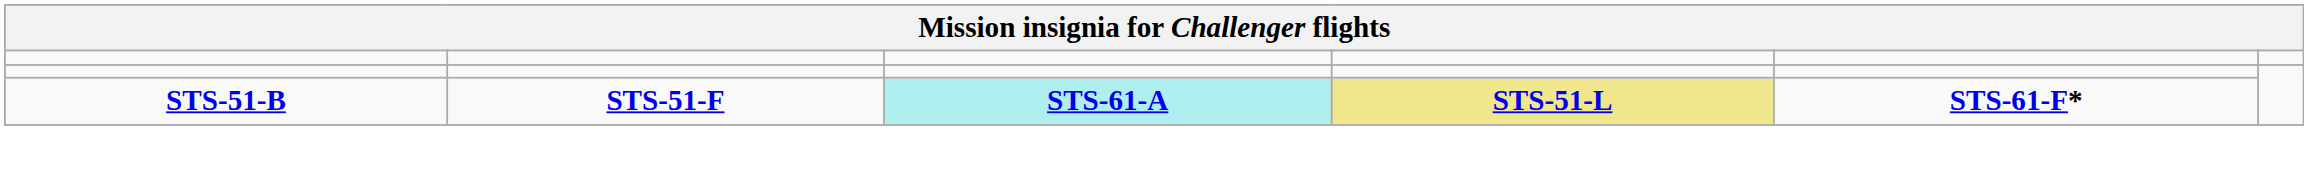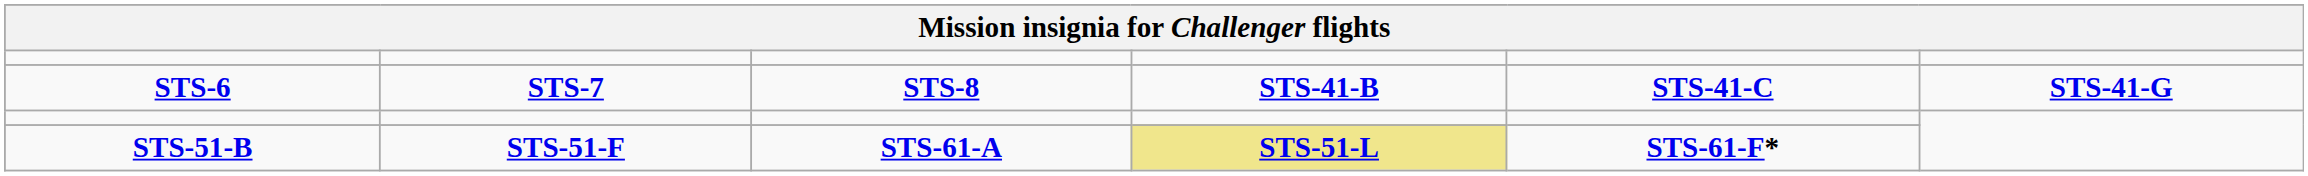+ row: (193, 87)
(1108, 100) paleturquoise background -> (941, 146) no background
